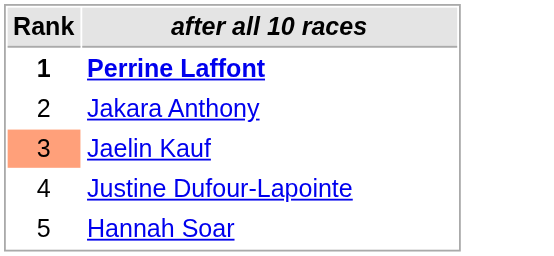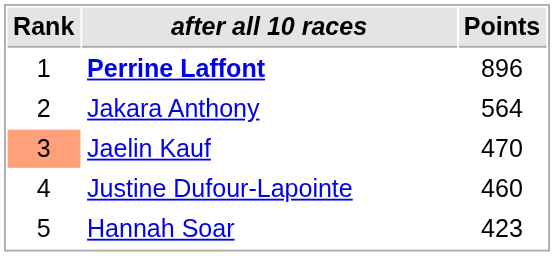+ column: (502, 27)
(44, 69) bold -> (44, 69) normal
